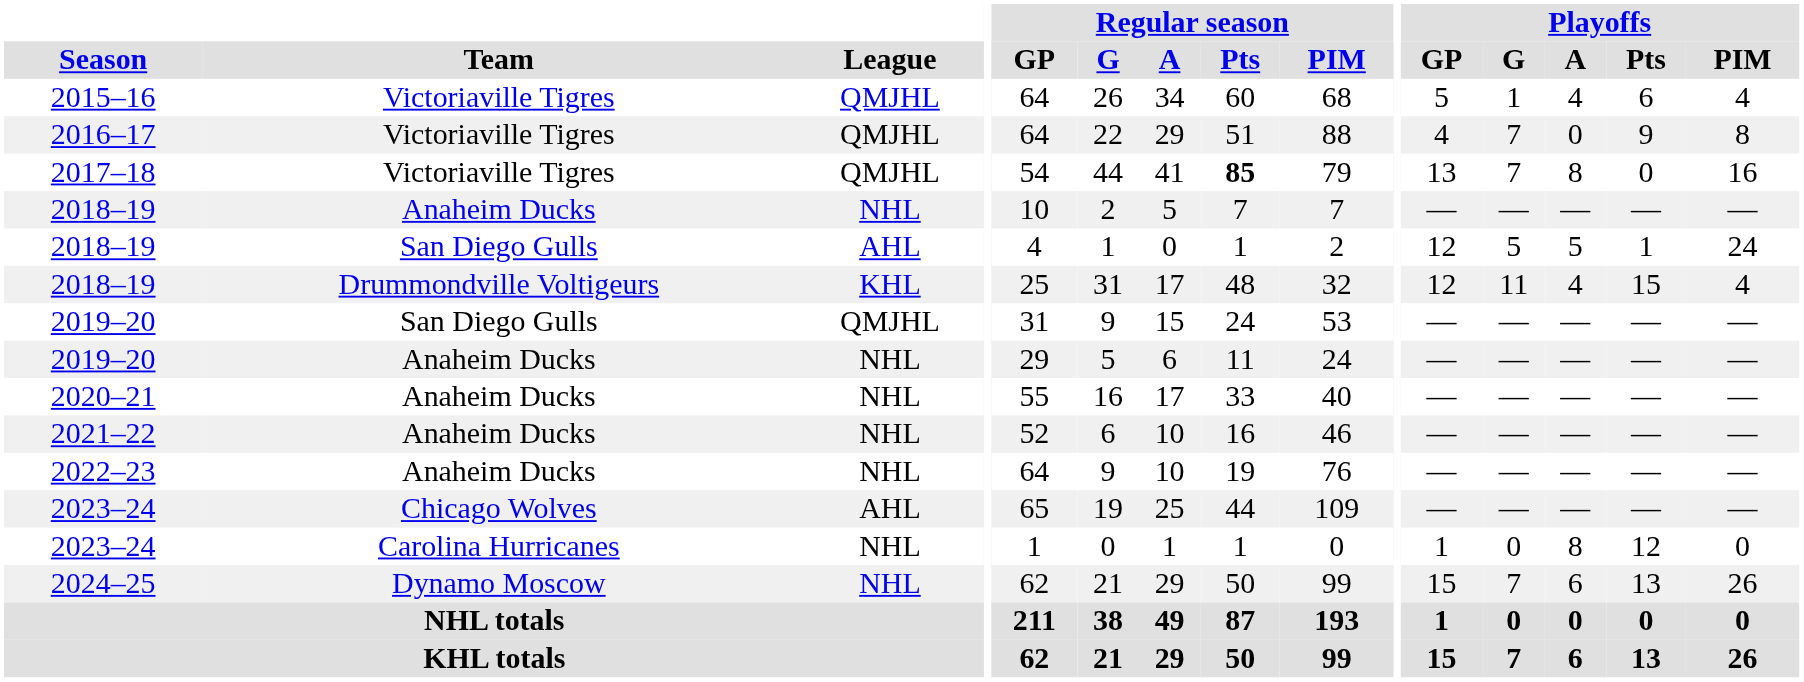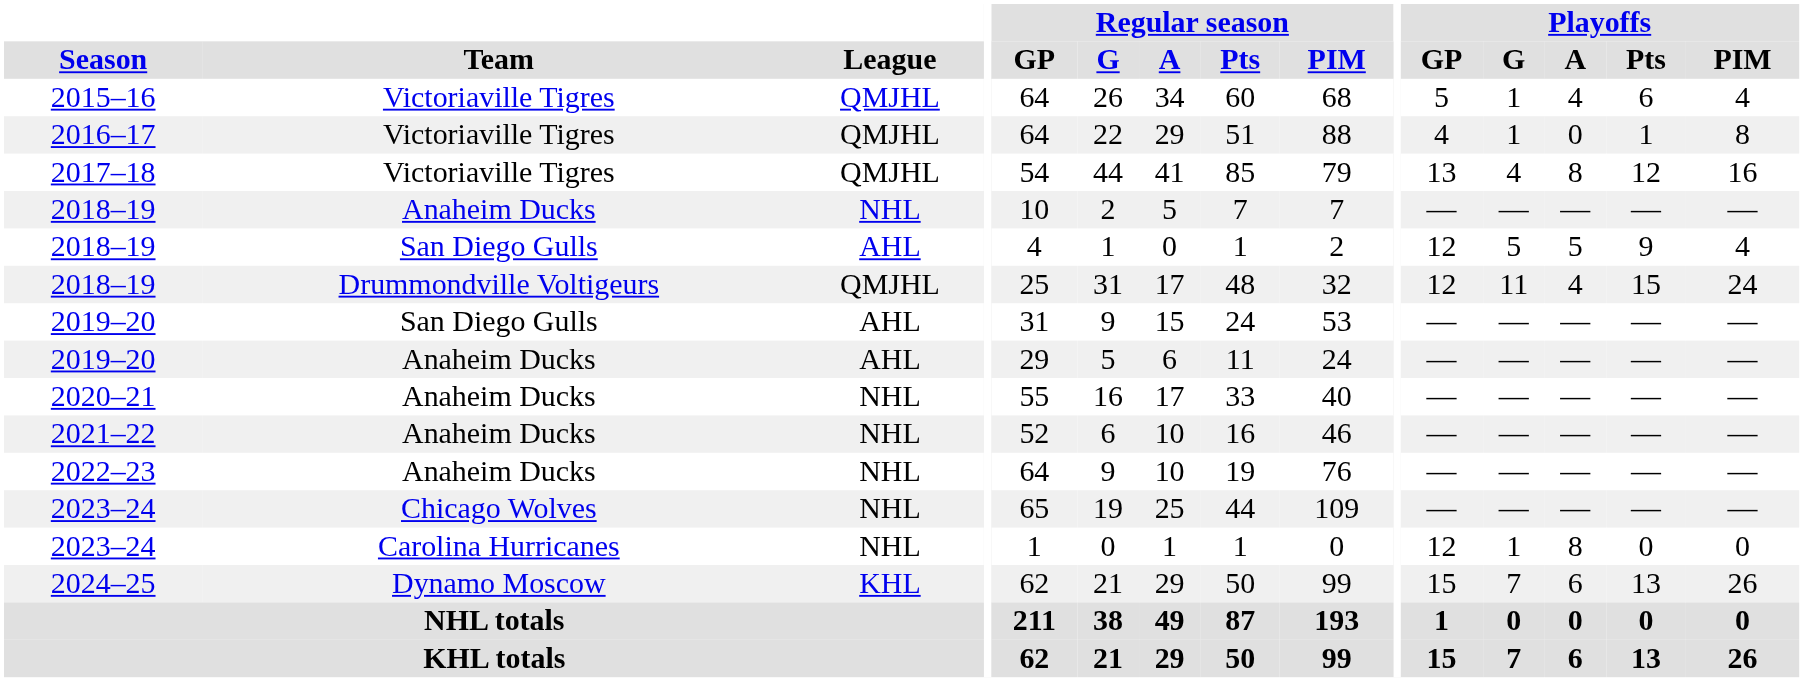(1514, 134) 7 -> (1514, 134) 1
(1646, 134) 9 -> (1646, 134) 1
(1240, 171) bold -> (1240, 171) normal
(1514, 171) 7 -> (1514, 171) 4
(1646, 171) 0 -> (1646, 171) 12
(1646, 246) 1 -> (1646, 246) 9
(1742, 246) 24 -> (1742, 246) 4
(890, 284) KHL -> (890, 284) QMJHL
(1742, 284) 4 -> (1742, 284) 24
(890, 321) QMJHL -> (890, 321) AHL
(890, 358) NHL -> (890, 358) AHL
(890, 508) AHL -> (890, 508) NHL
(1442, 545) 1 -> (1442, 545) 12
(1514, 545) 0 -> (1514, 545) 1
(1646, 545) 12 -> (1646, 545) 0
(890, 583) NHL -> (890, 583) KHL
